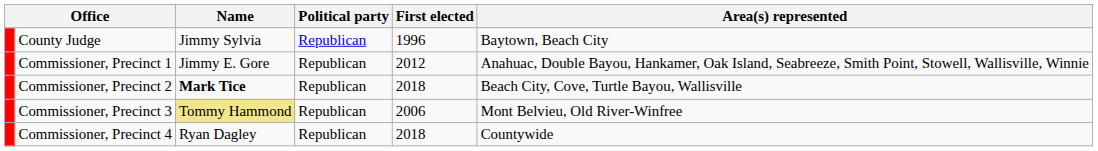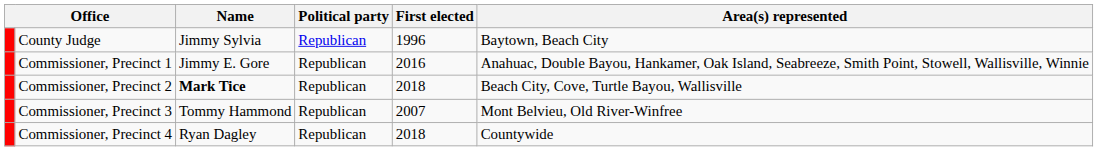(411, 63) 2012 -> (411, 63) 2016
(235, 110) khaki background -> (235, 110) no background
(411, 110) 2006 -> (411, 110) 2007
